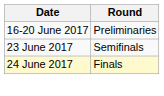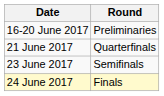+ row: (40, 47)
